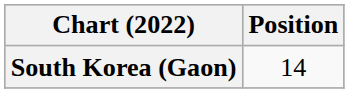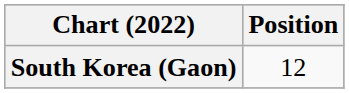(293, 66) 14 -> (293, 66) 12
